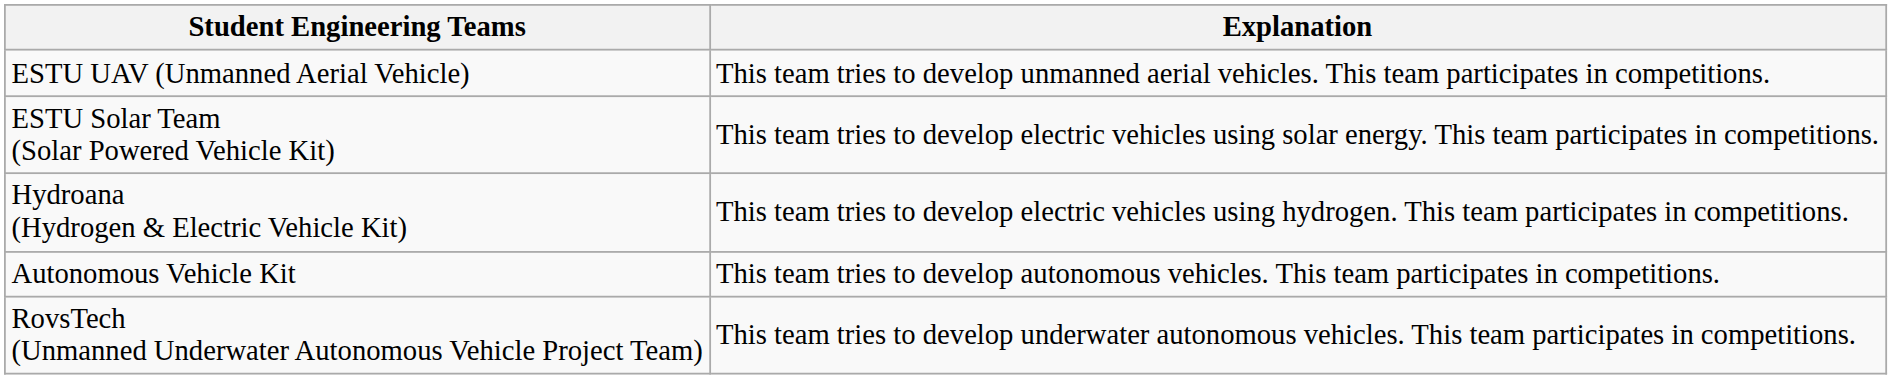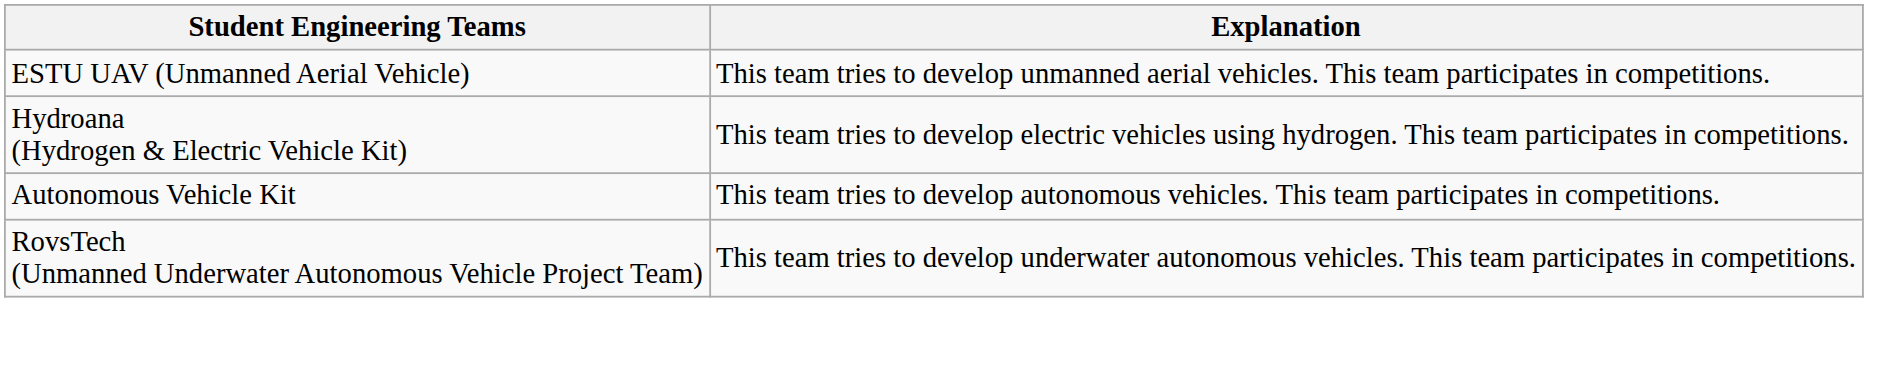- row: (173, 134)
